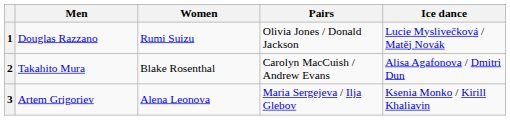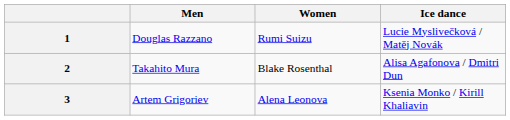- column: (321, 13)
